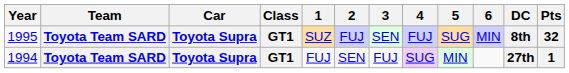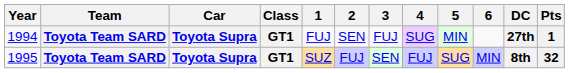rows swapped: (22, 58) <-> (22, 37)
